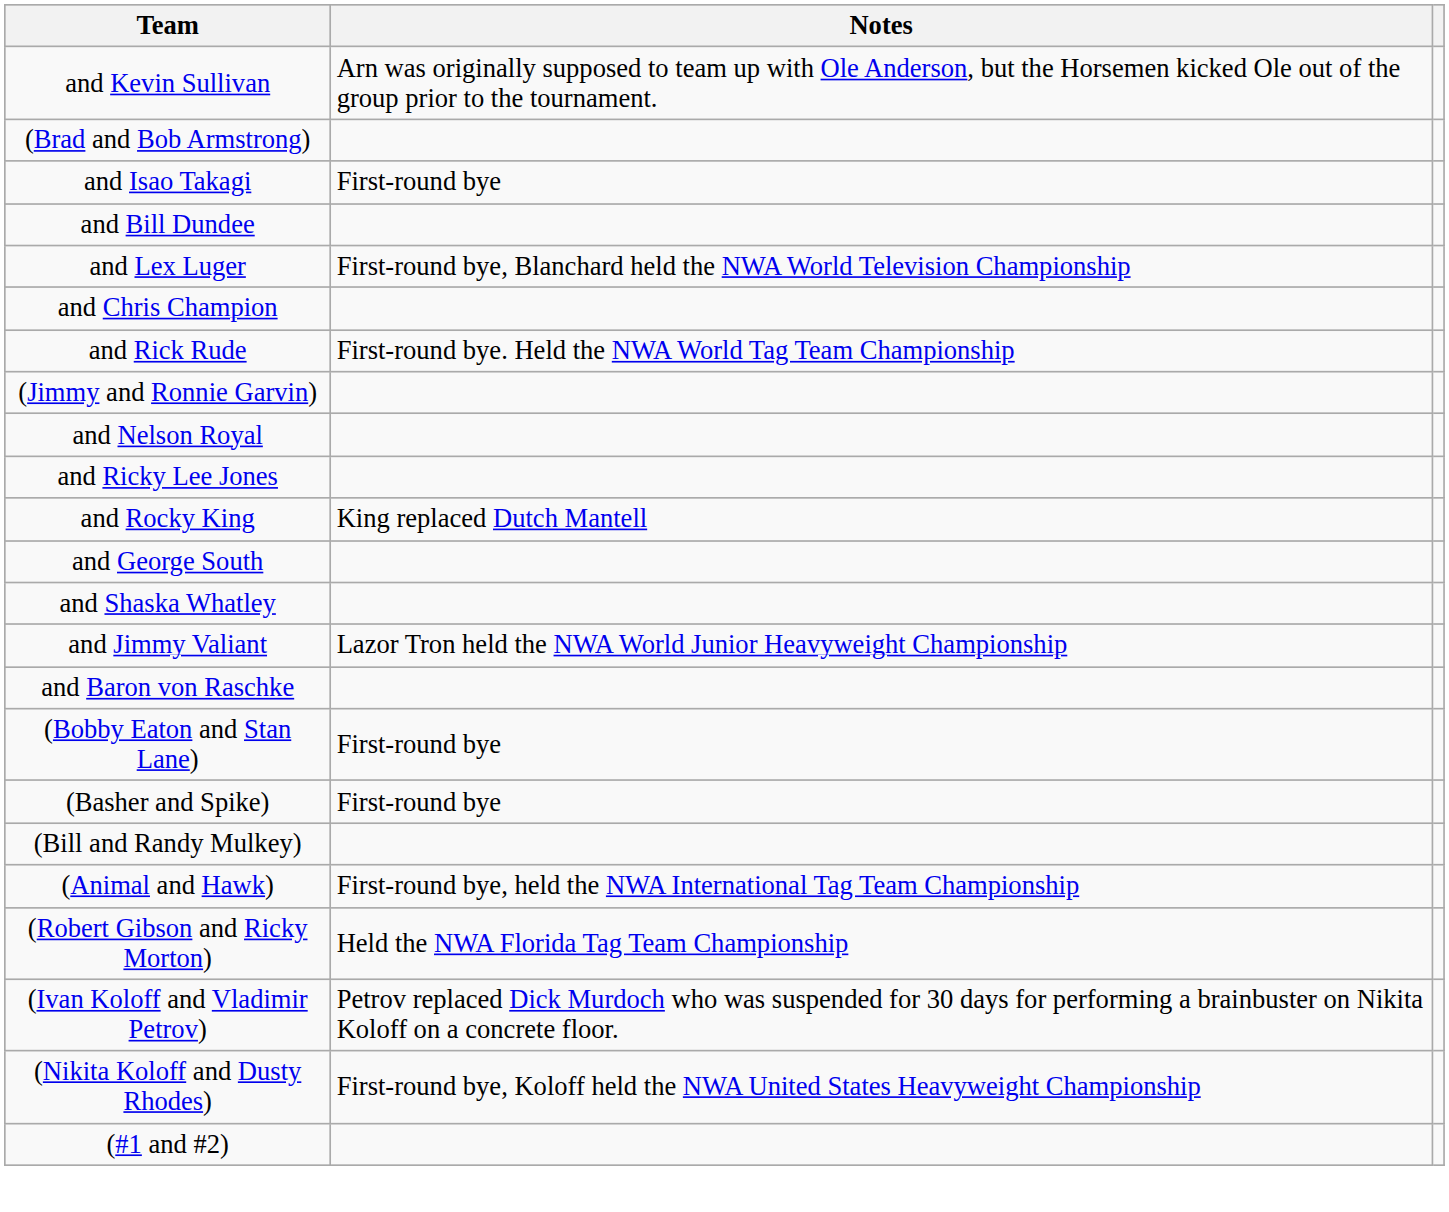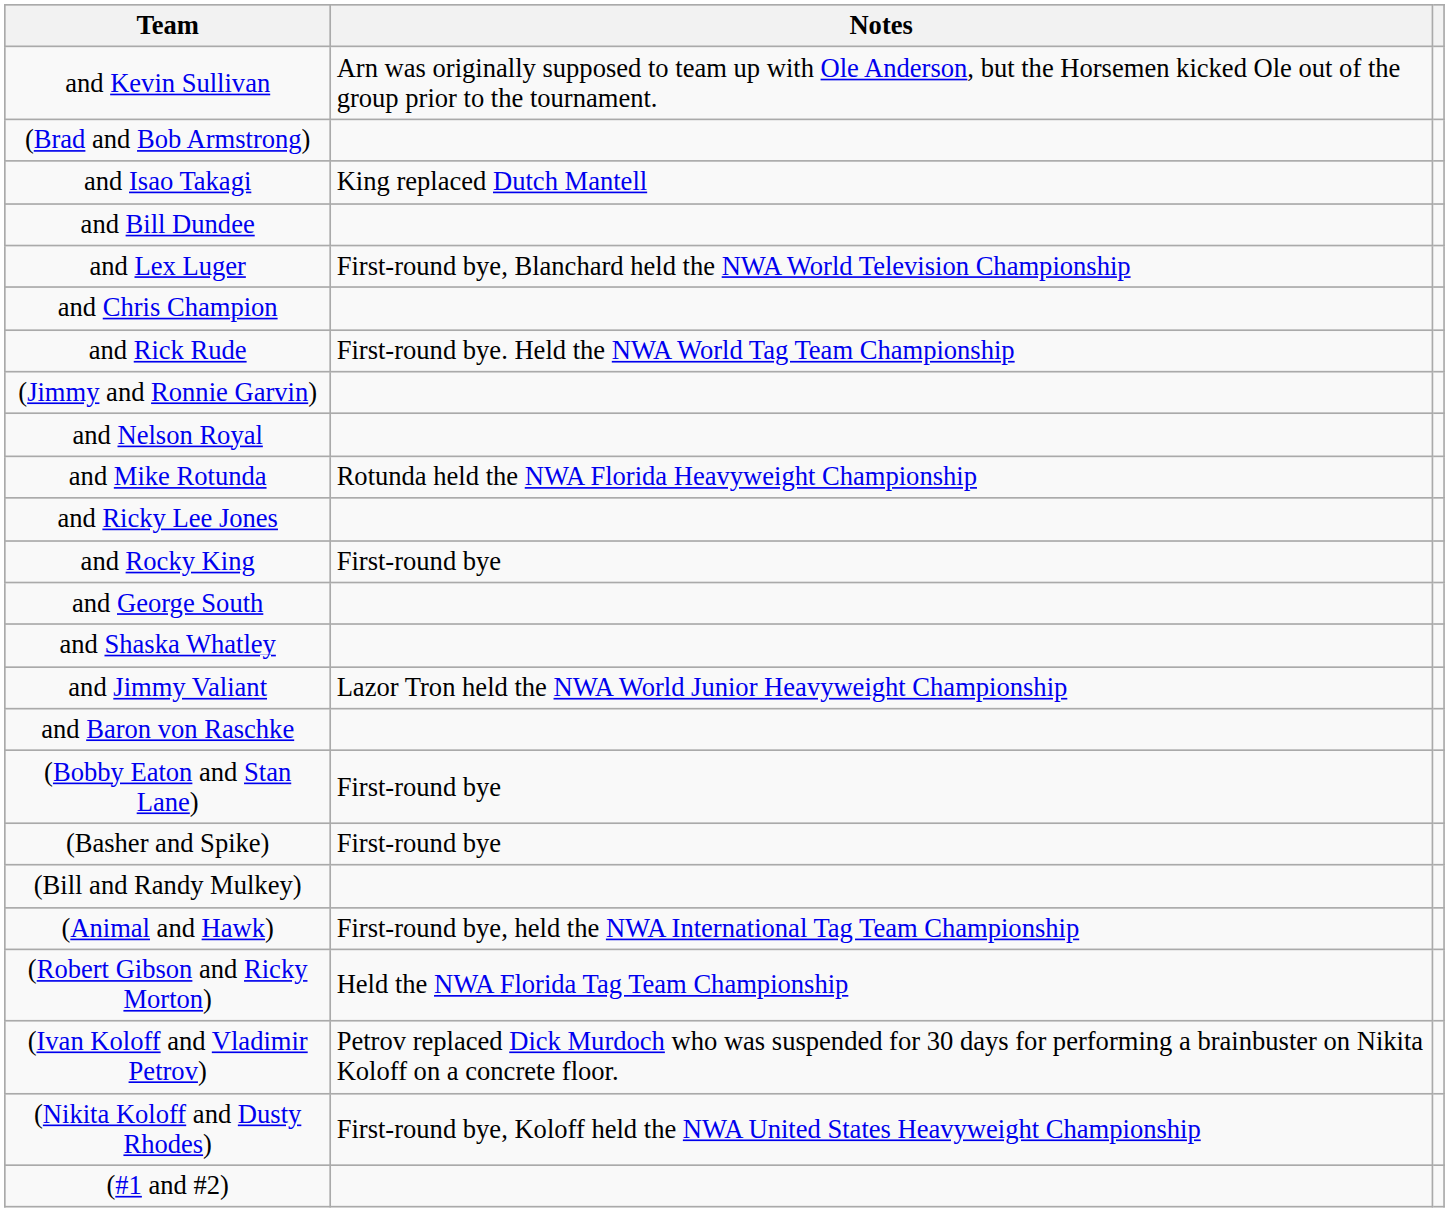(419, 181) First-round bye -> (492, 181) King replaced Dutch Mantell
+ row: (168, 476)
(492, 518) King replaced Dutch Mantell -> (419, 560) First-round bye
